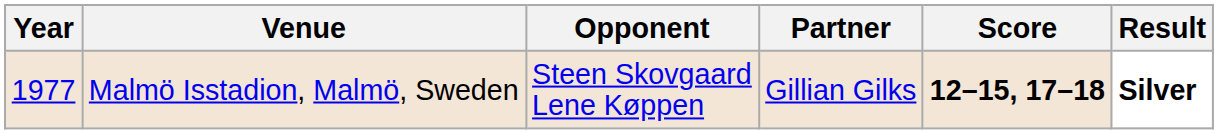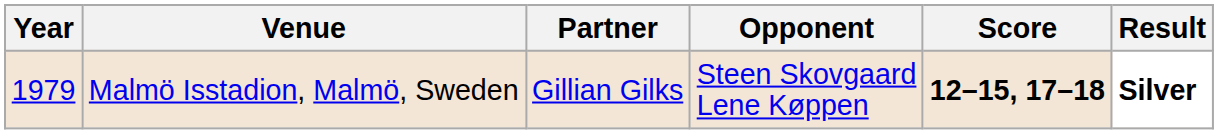columns swapped: (841, 28) <-> (642, 28)
(44, 89) 1977 -> (44, 89) 1979
